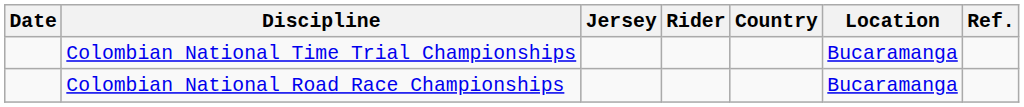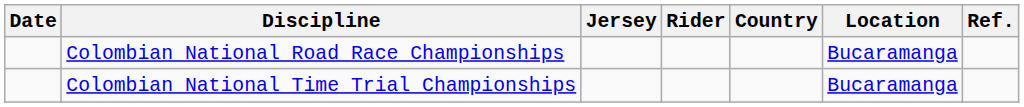rows swapped: (321, 53) <-> (315, 85)
